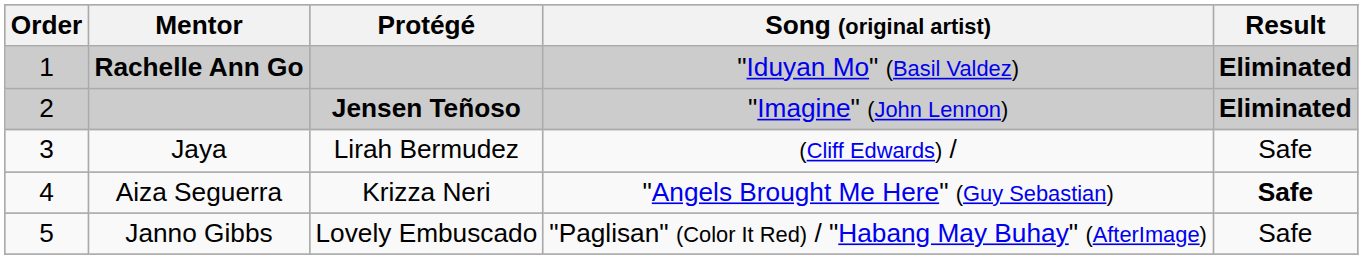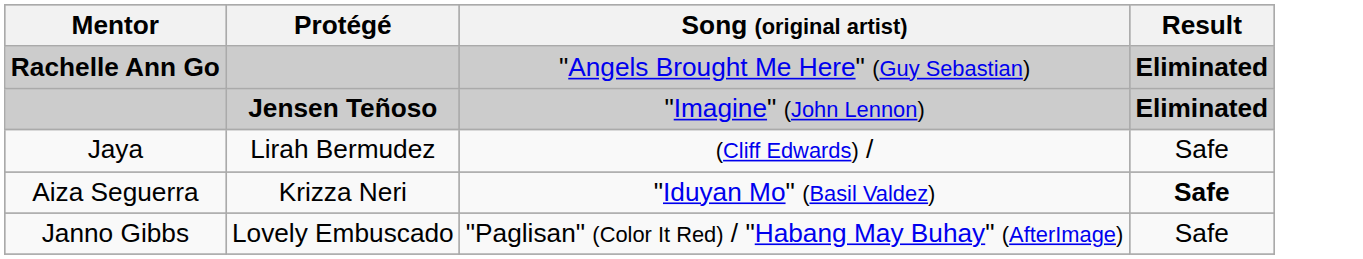- column: (47, 25)
(878, 66) "Iduyan Mo" (Basil Valdez) -> (795, 66) "Angels Brought Me Here" (Guy Sebastian)
(878, 191) "Angels Brought Me Here" (Guy Sebastian) -> (795, 191) "Iduyan Mo" (Basil Valdez)
